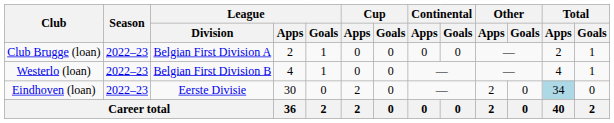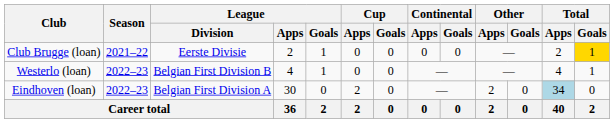(127, 52) 2022–23 -> (127, 52) 2021–22
(212, 52) Belgian First Division A -> (212, 52) Eerste Divisie
(592, 52) no background -> (592, 52) gold background
(212, 90) Eerste Divisie -> (212, 90) Belgian First Division A
